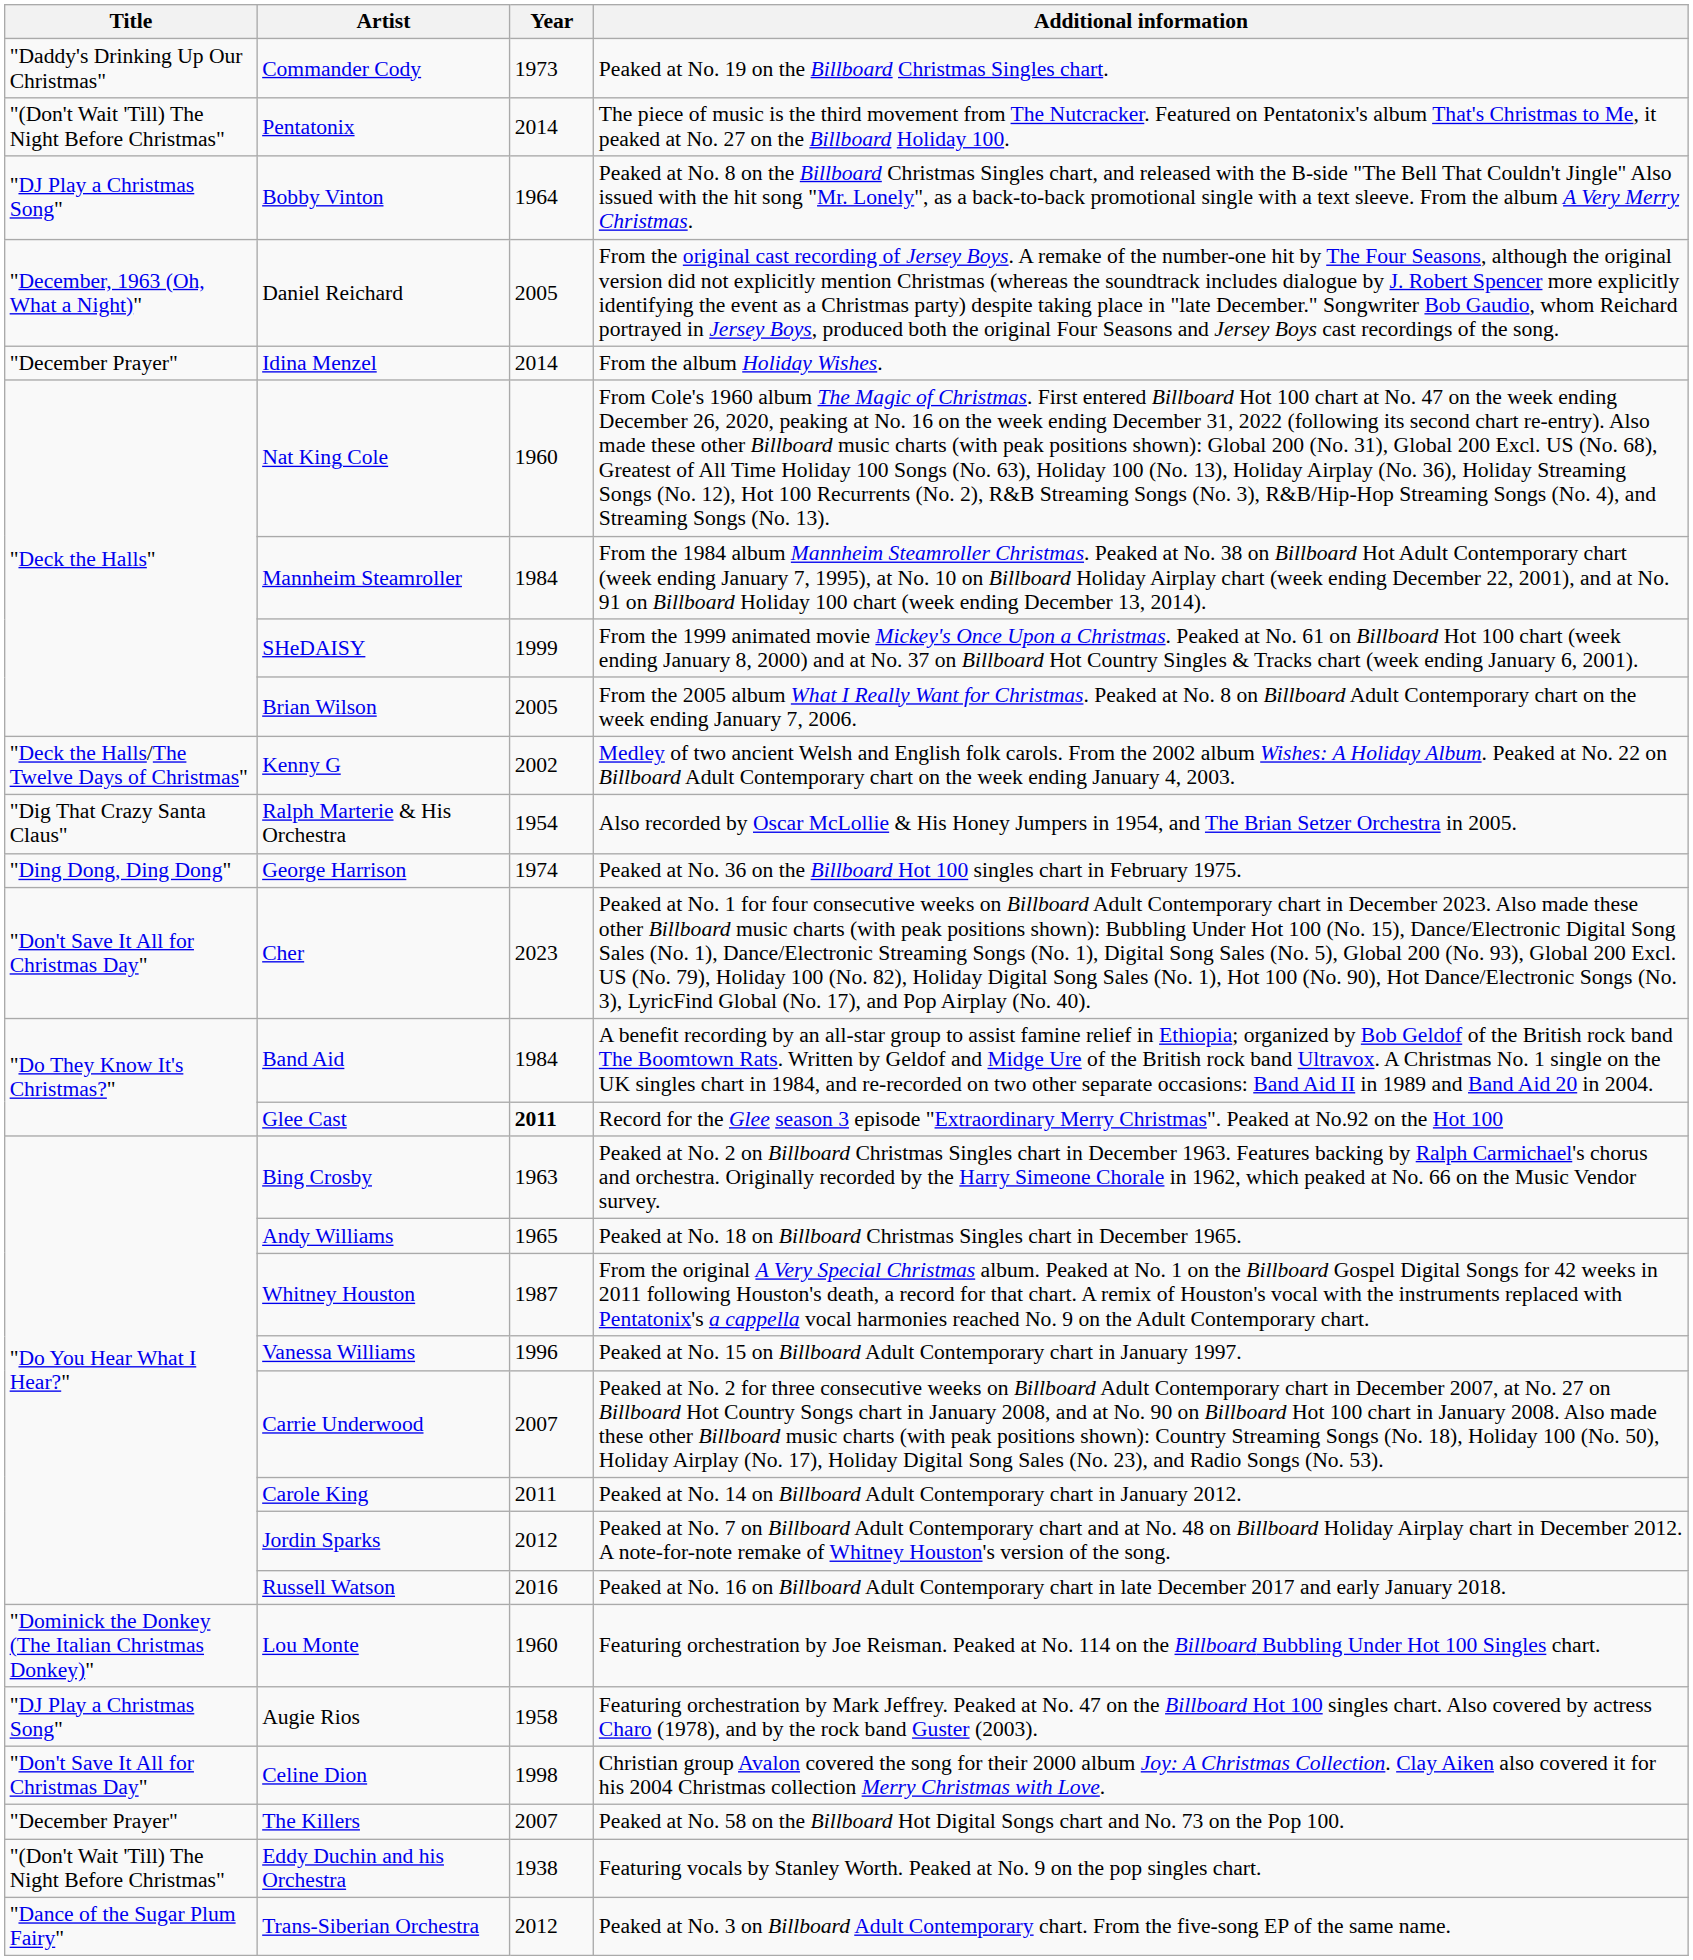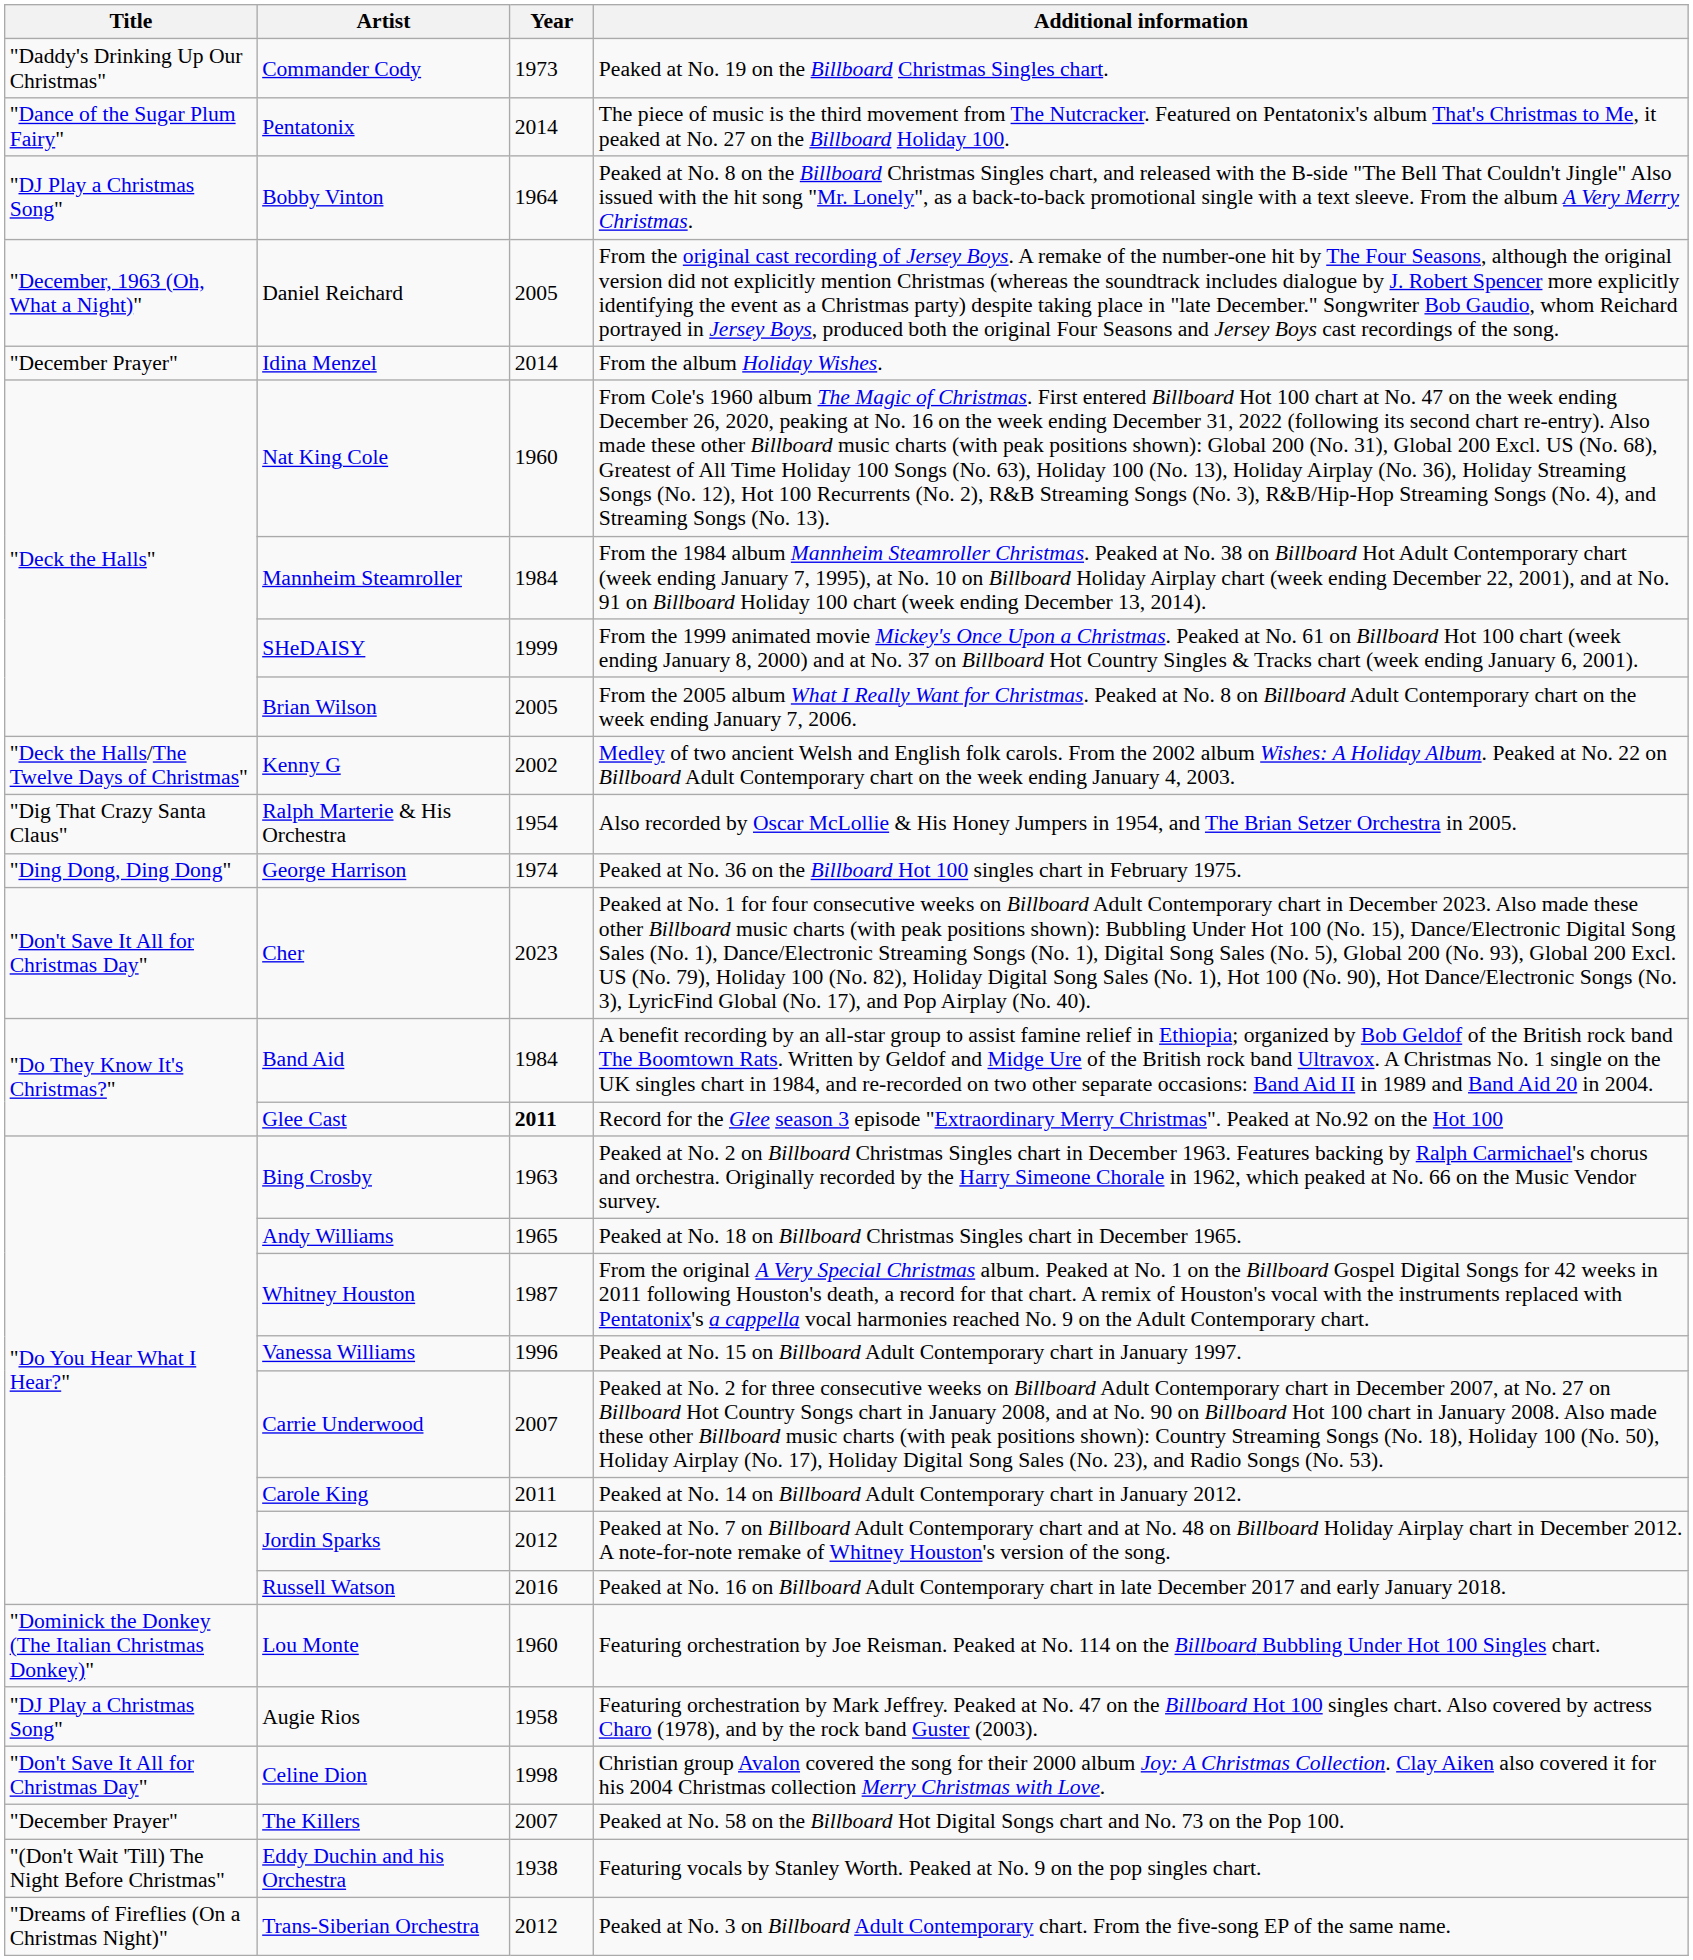(117, 126) "(Don't Wait 'Till) The Night Before Christmas" -> (123, 126) "Dance of the Sugar Plum Fairy"
(123, 1926) "Dance of the Sugar Plum Fairy" -> (125, 1926) "Dreams of Fireflies (On a Christmas Night)"
